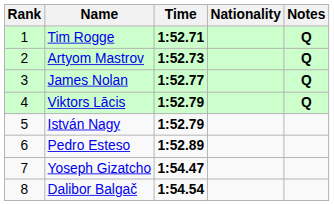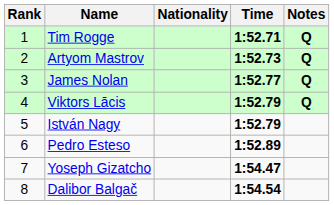columns swapped: (246, 15) <-> (181, 15)
